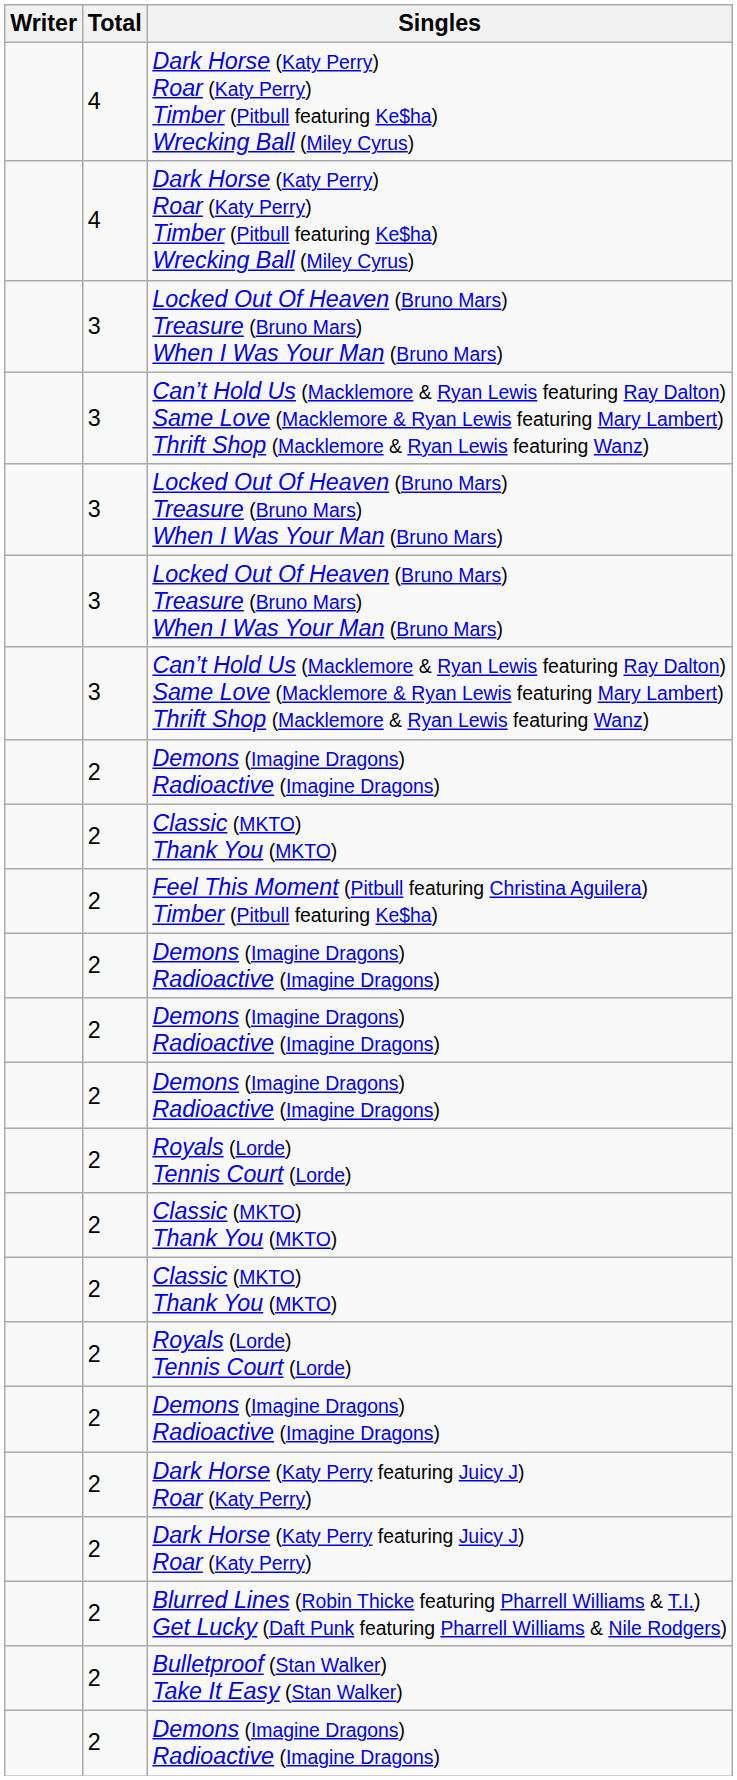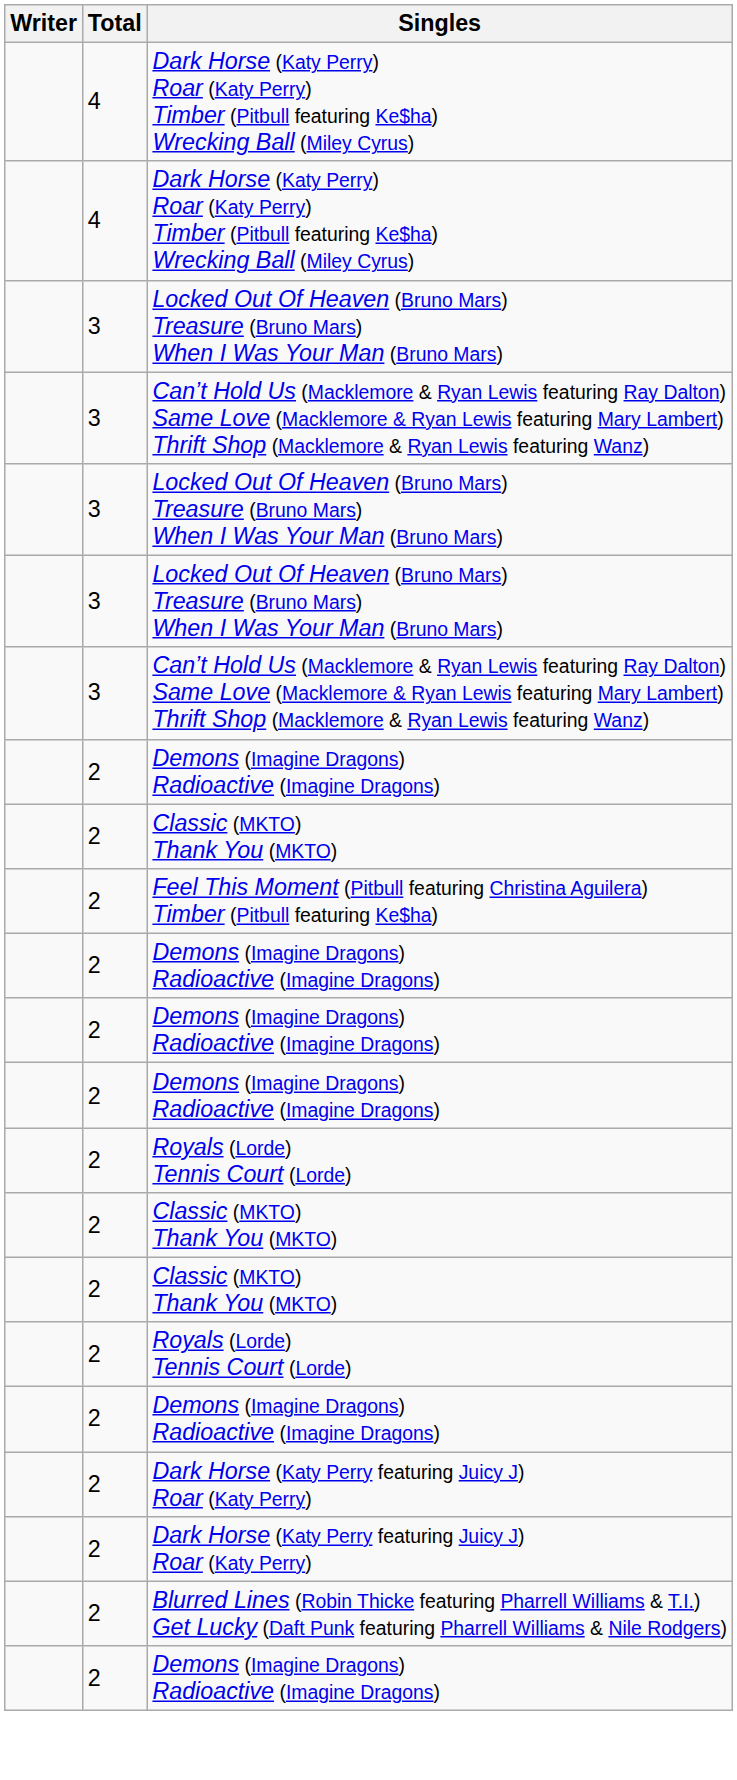- row: (94, 1677)
